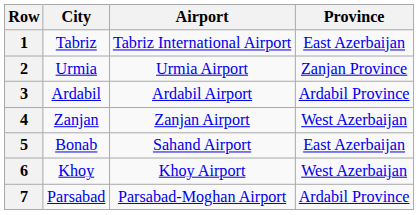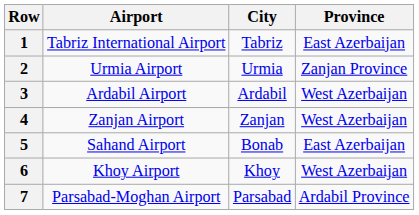columns swapped: (202, 17) <-> (76, 17)
(354, 94) Ardabil Province -> (354, 94) West Azerbaijan
